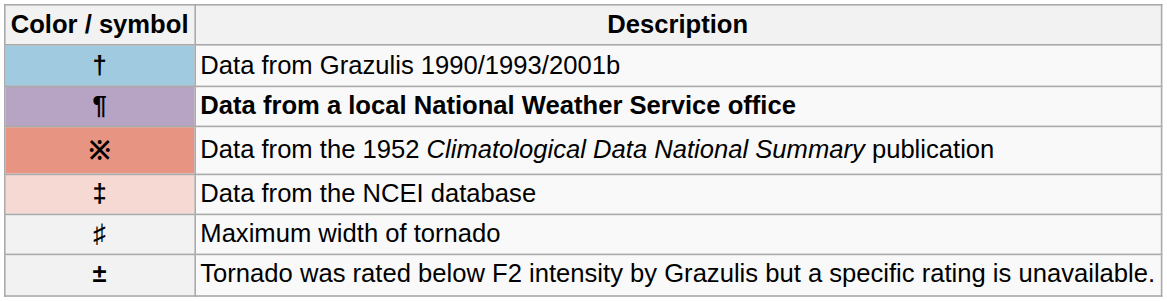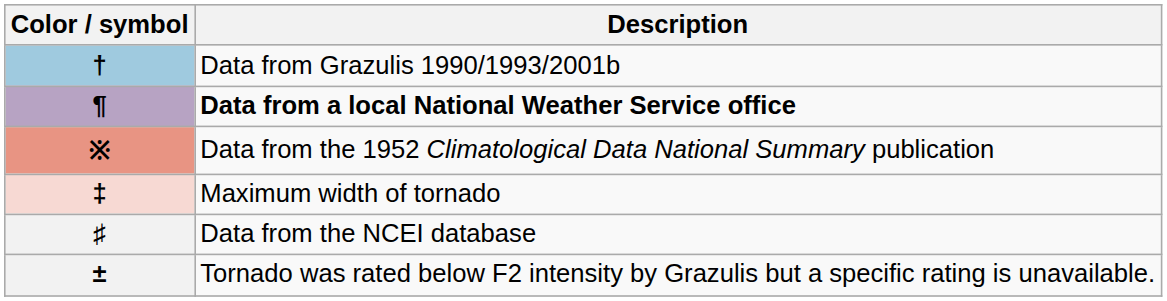(368, 193) Data from the NCEI database -> (350, 193) Maximum width of tornado
(350, 234) Maximum width of tornado -> (368, 234) Data from the NCEI database
